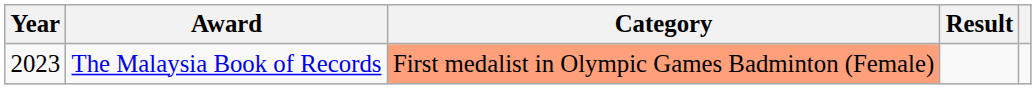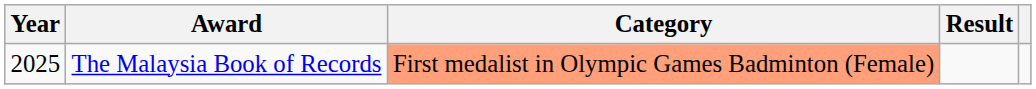(35, 63) 2023 -> (35, 63) 2025
